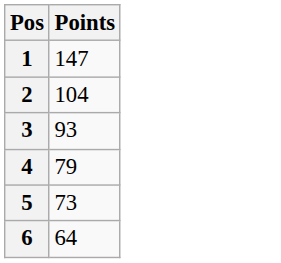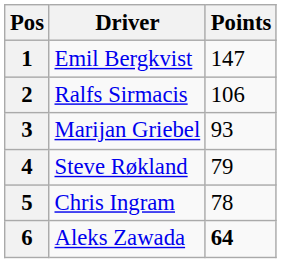+ column: (127, 22)
(72, 94) 104 -> (228, 94) 106
(66, 202) 73 -> (222, 202) 78
(66, 238) normal -> (222, 238) bold
